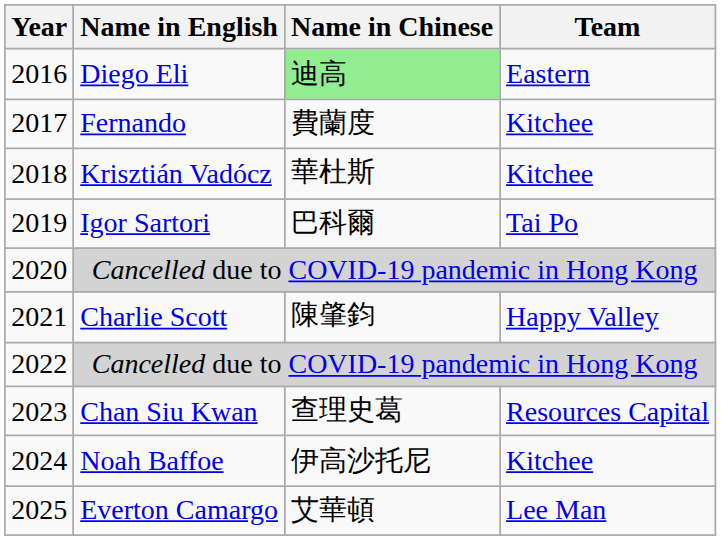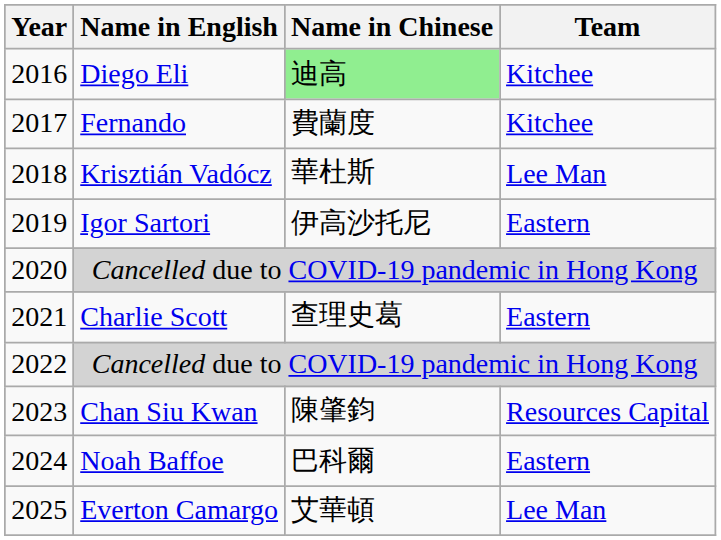(548, 73) Eastern -> (550, 73) Kitchee
(550, 173) Kitchee -> (556, 173) Lee Man
(333, 221) 巴科爾 -> (361, 221) 伊高沙托尼
(542, 222) Tai Po -> (548, 222) Eastern
(333, 315) 陳肇鈞 -> (347, 315) 查理史葛
(582, 316) Happy Valley -> (548, 316) Eastern
(347, 409) 查理史葛 -> (333, 409) 陳肇鈞
(361, 459) 伊高沙托尼 -> (333, 459) 巴科爾
(550, 460) Kitchee -> (548, 460) Eastern
